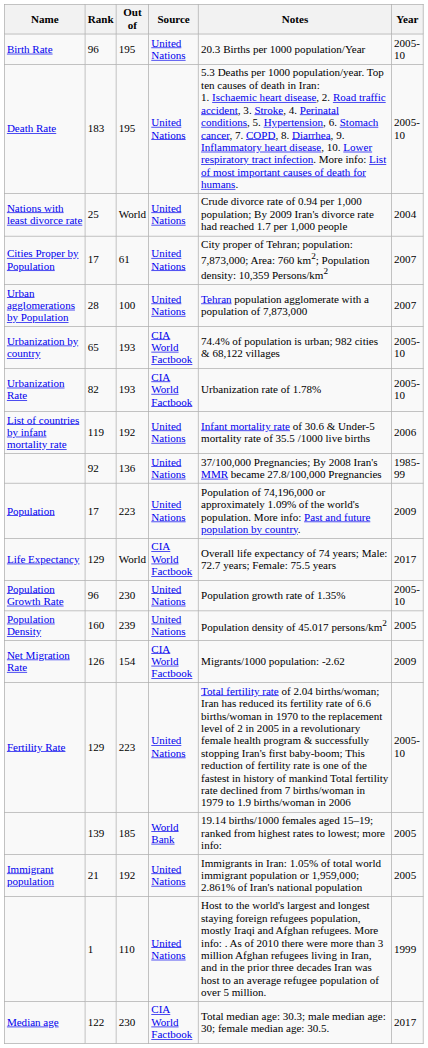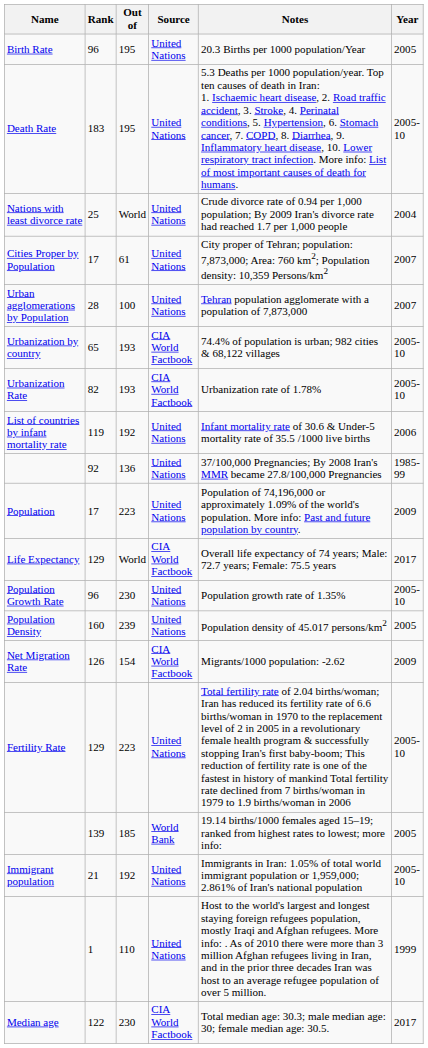(407, 49) 2005-10 -> (405, 49) 2005
(405, 875) 2005 -> (407, 875) 2005-10
